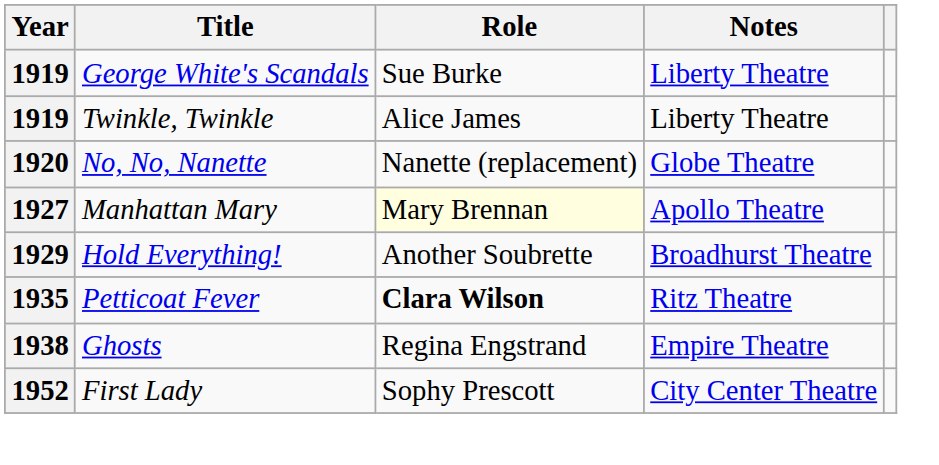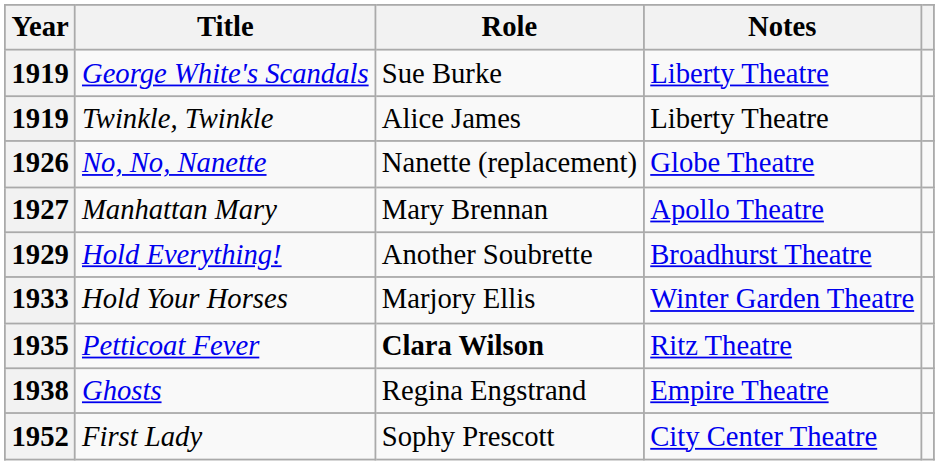(40, 163) 1920 -> (40, 163) 1926
(465, 208) lightyellow background -> (465, 208) no background
+ row: (185, 299)
